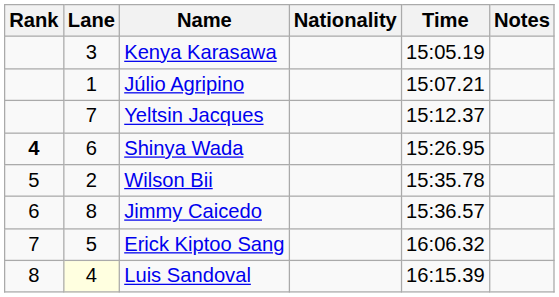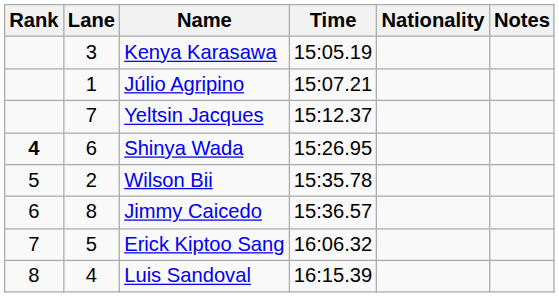columns swapped: (345, 20) <-> (445, 20)
(91, 276) lightyellow background -> (91, 276) no background
